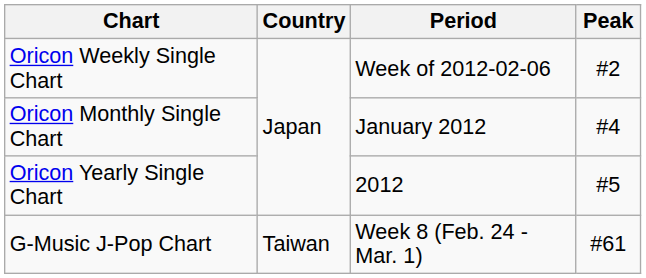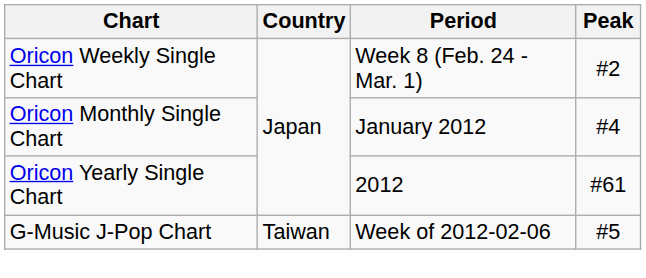(453, 68) Week of 2012-02-06 -> (442, 68) Week 8 (Feb. 24 - Mar. 1)
(608, 185) #5 -> (608, 185) #61
(442, 243) Week 8 (Feb. 24 - Mar. 1) -> (453, 231) Week of 2012-02-06
(608, 243) #61 -> (608, 231) #5
